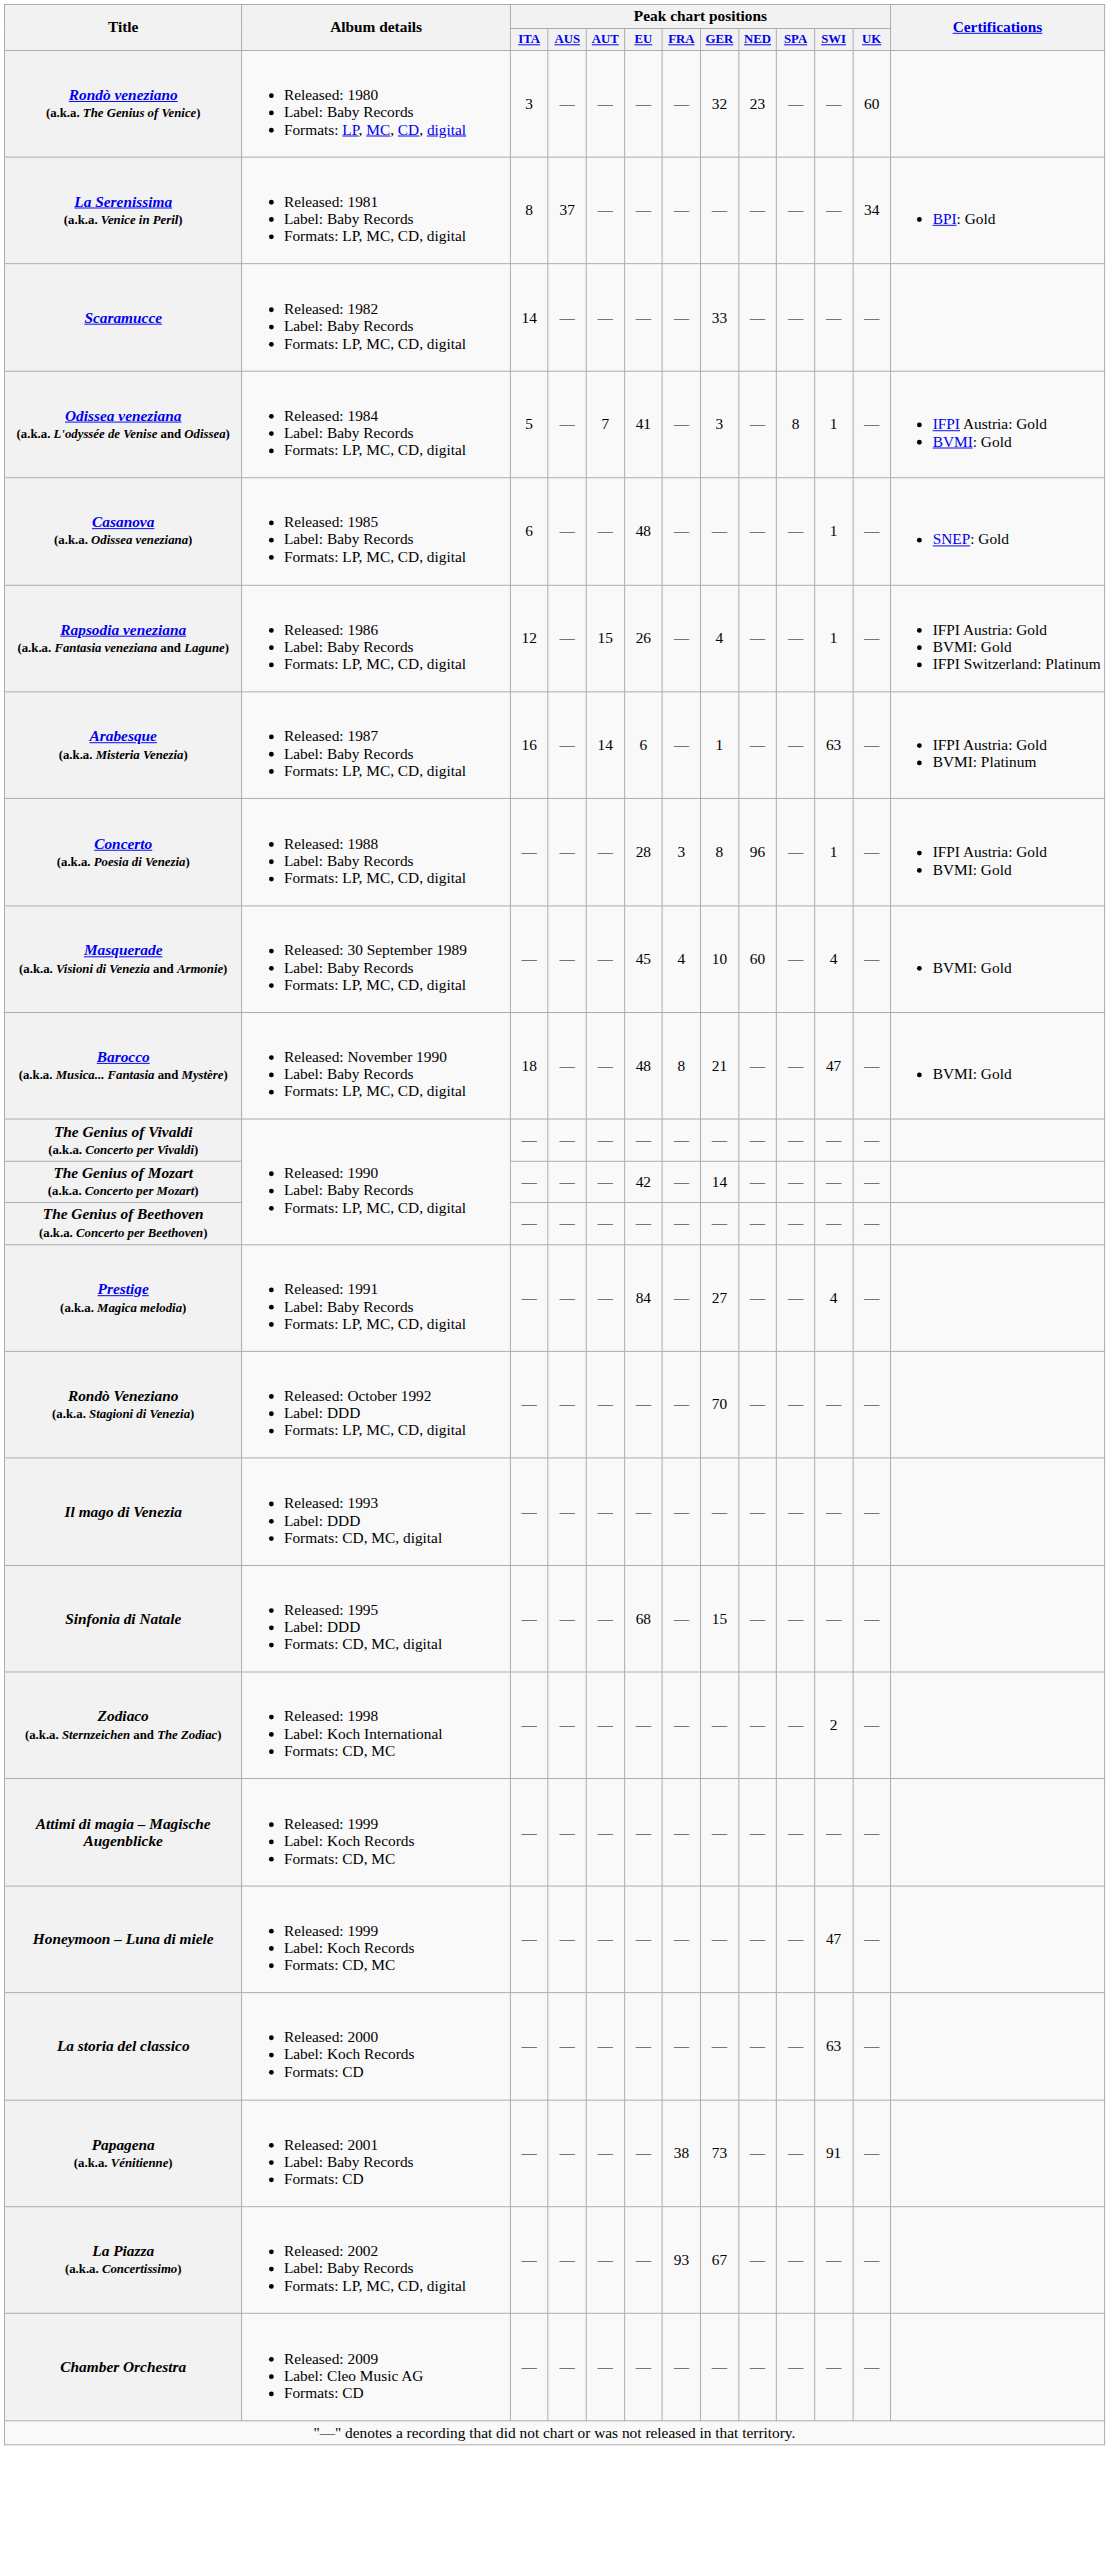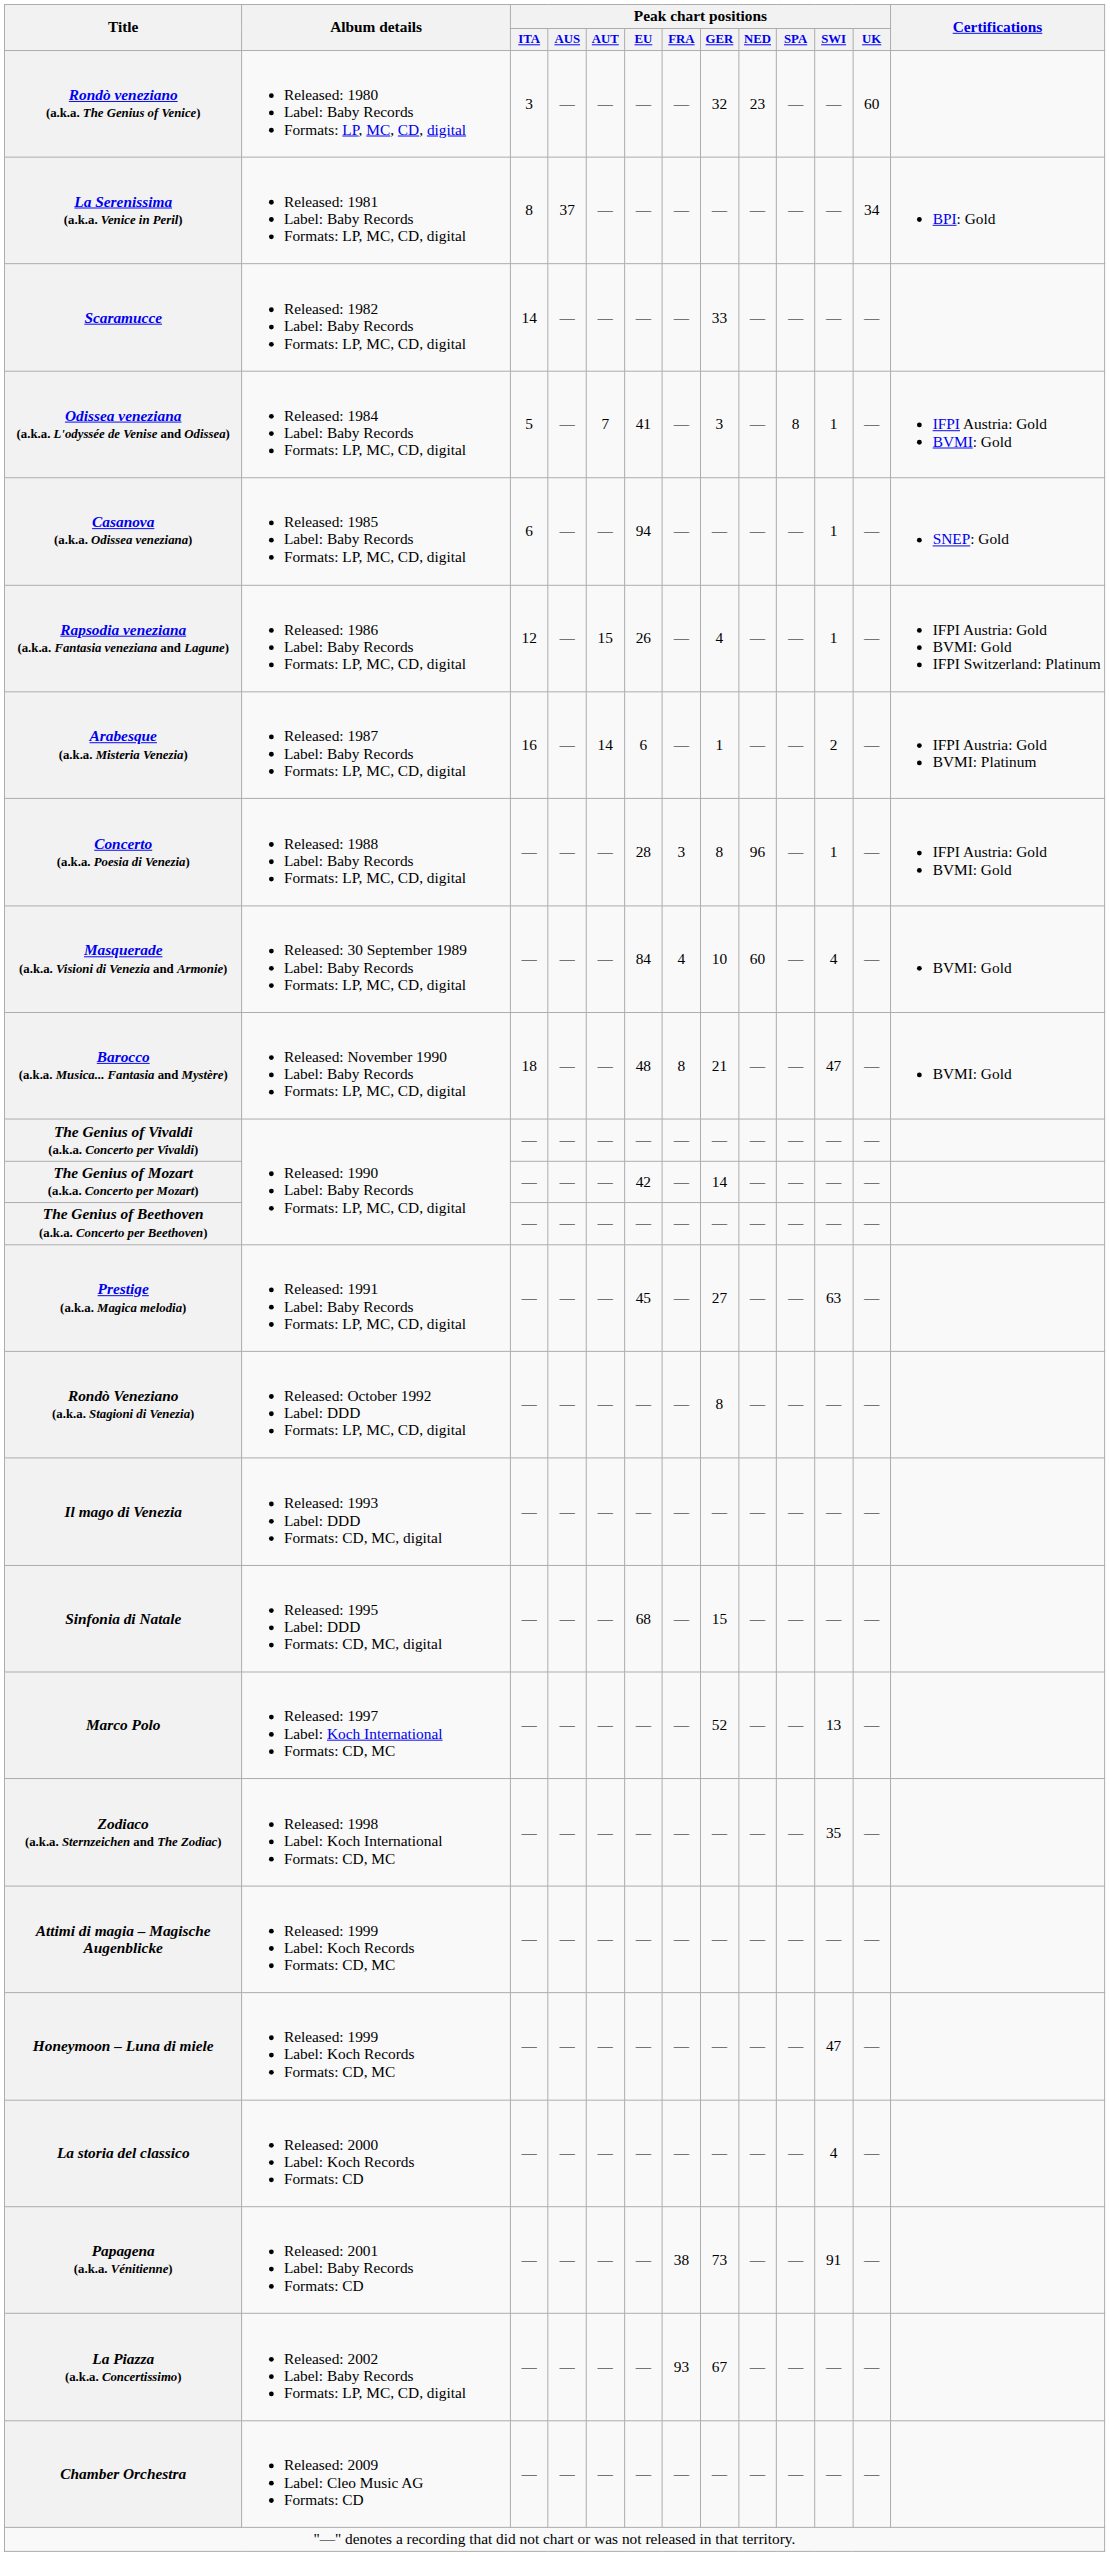(643, 531) 48 -> (643, 531) 94
(834, 745) 63 -> (834, 745) 2
(643, 959) 45 -> (643, 959) 84
(643, 1297) 84 -> (643, 1297) 45
(834, 1297) 4 -> (834, 1297) 63
(719, 1404) 70 -> (719, 1404) 8
+ row: (123, 1725)
(834, 1725) 2 -> (834, 1832) 35
(834, 2046) 63 -> (834, 2153) 4
